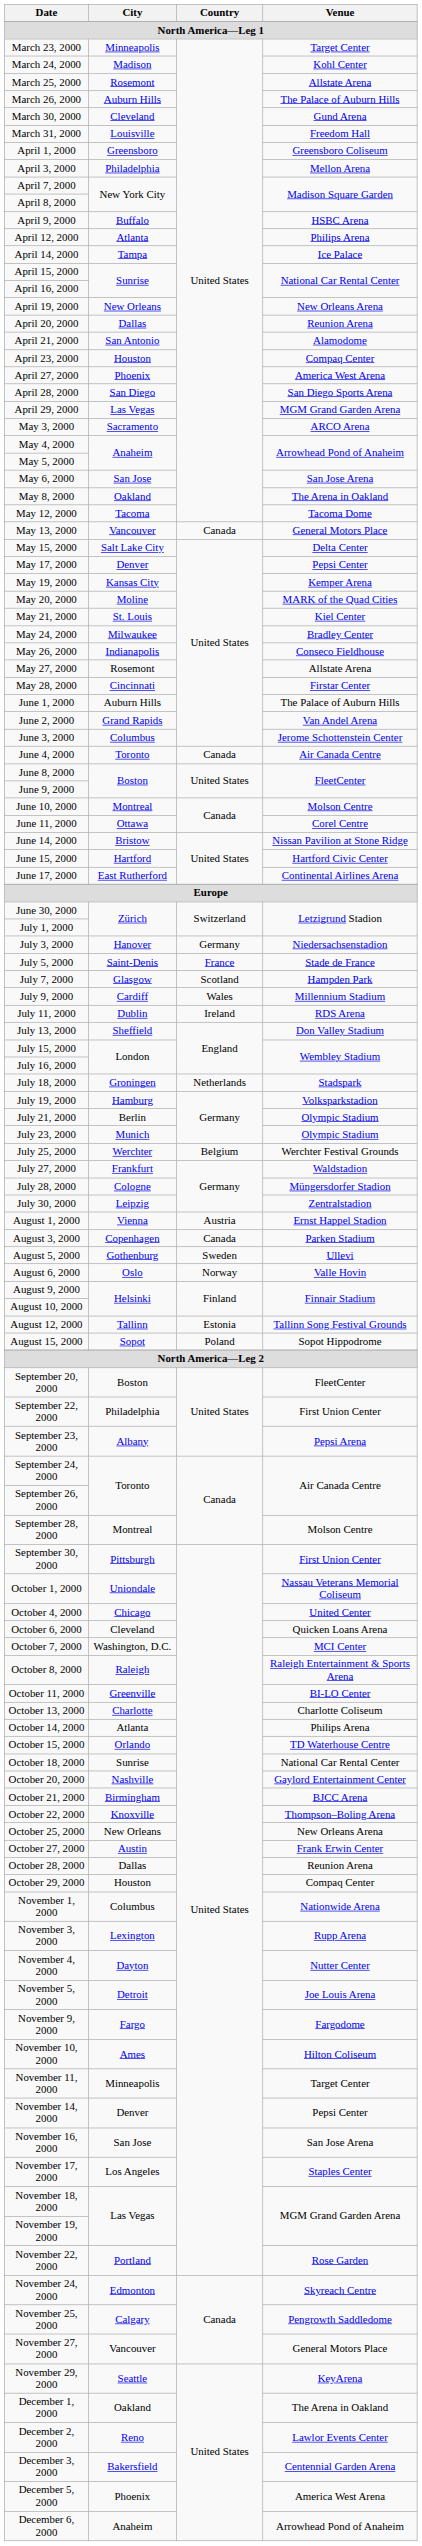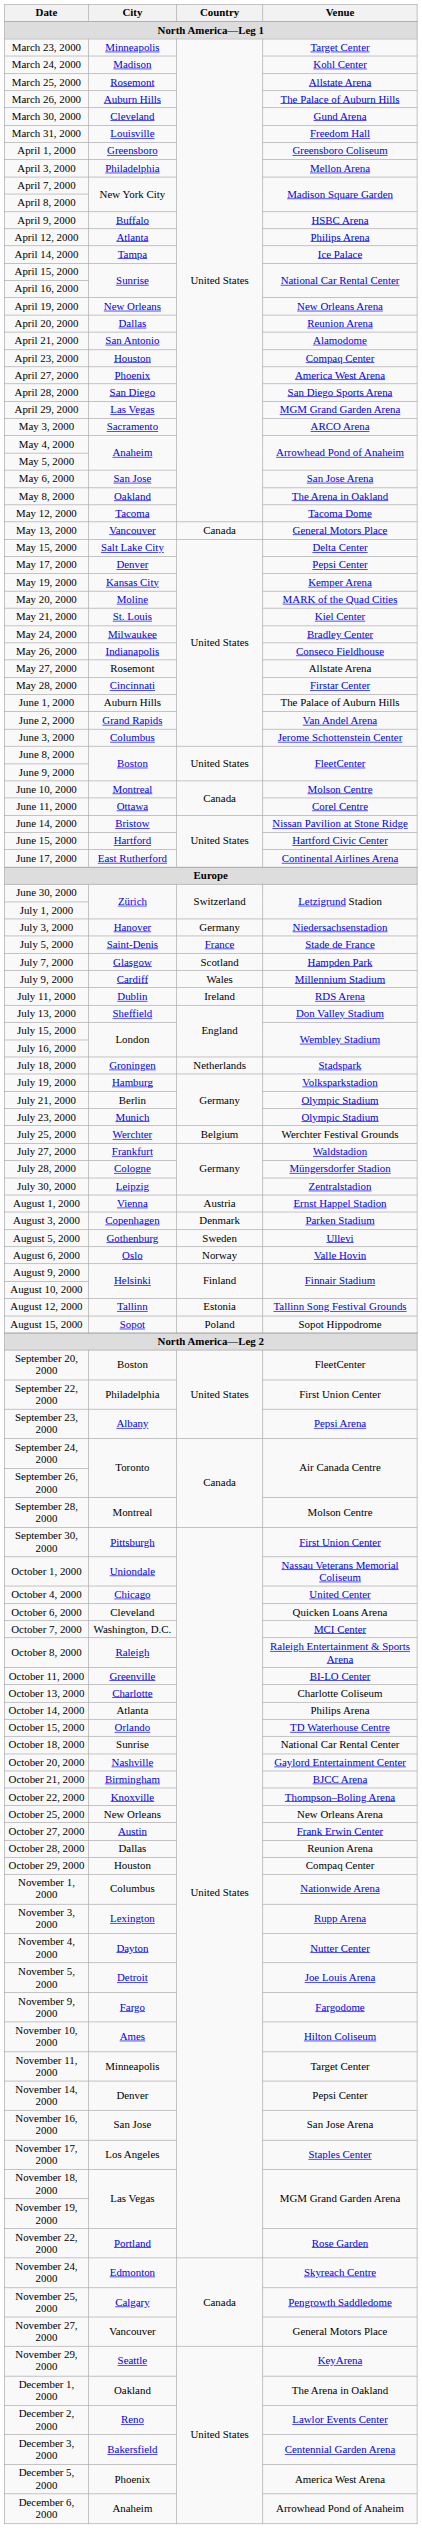- row: (46, 755)
(220, 1238) Canada -> (220, 1220) Denmark
